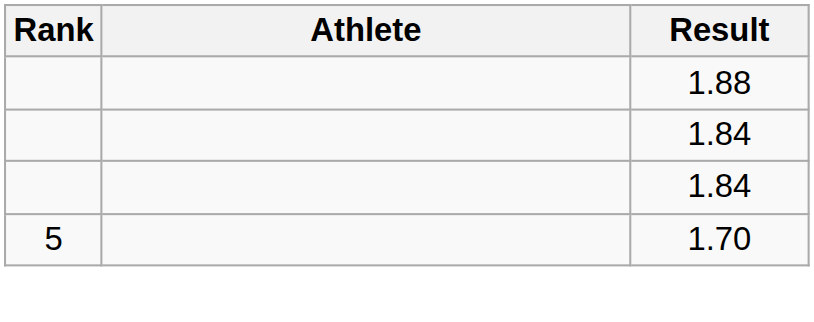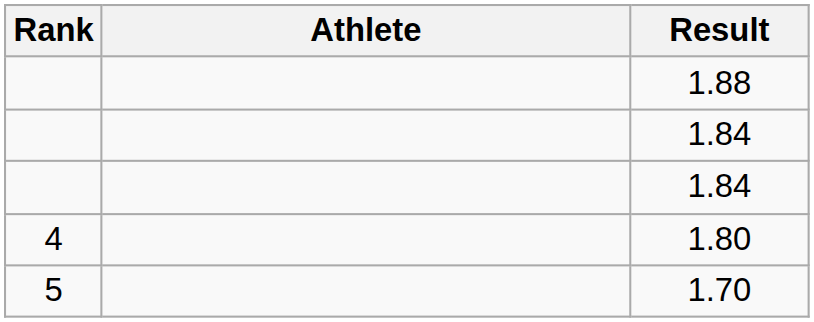+ row: (54, 238)
